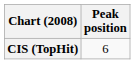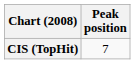(105, 48) 6 -> (105, 48) 7
